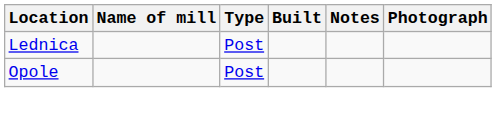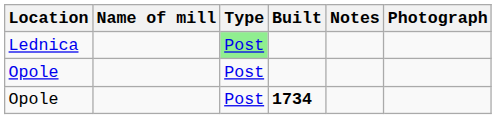(244, 45) no background -> (244, 45) lightgreen background
+ row: (34, 100)
